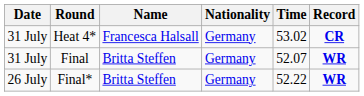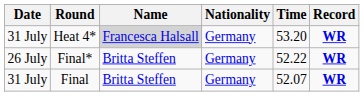(151, 36) no background -> (151, 36) lightgrey background
(292, 36) 53.02 -> (292, 36) 53.20
(334, 36) CR -> (334, 36) WR
rows swapped: (75, 79) <-> (75, 58)
